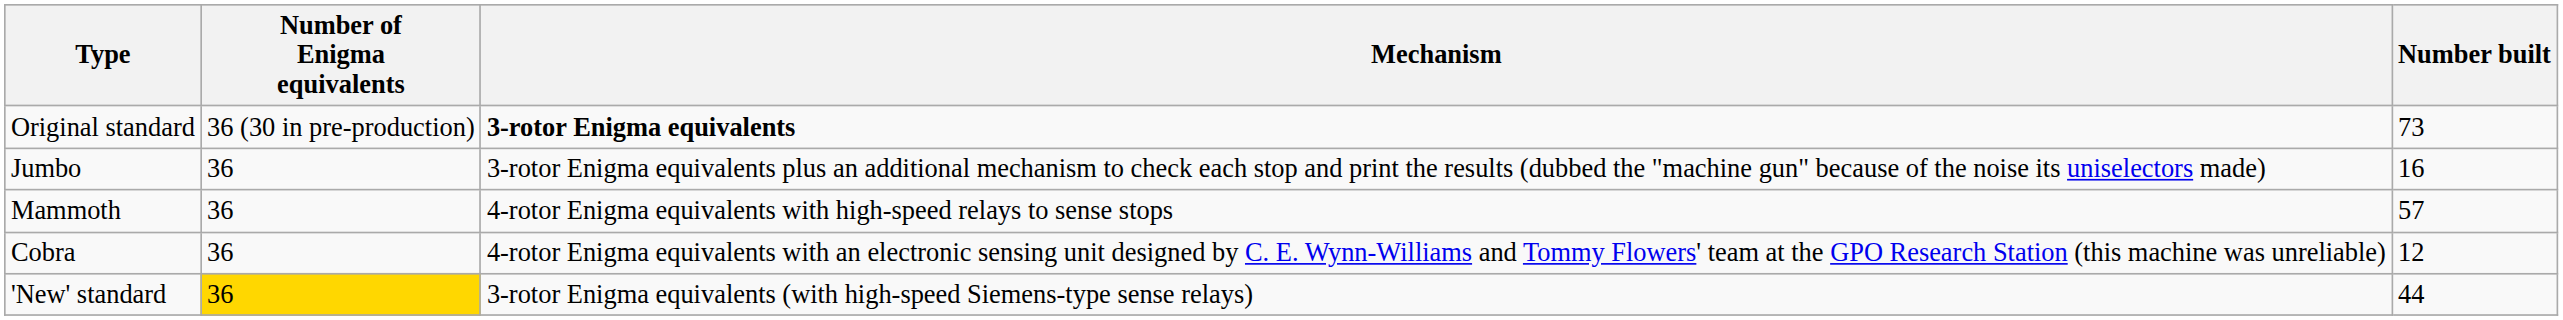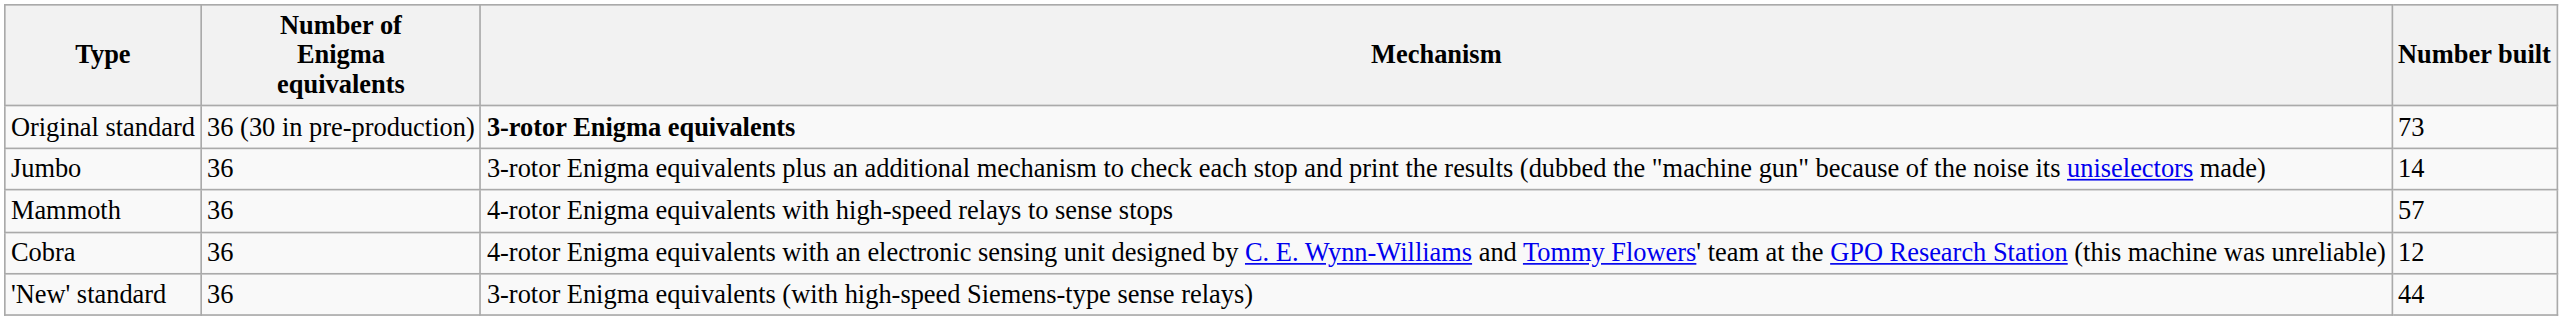(2411, 168) 16 -> (2411, 168) 14
(220, 294) gold background -> (220, 294) no background
